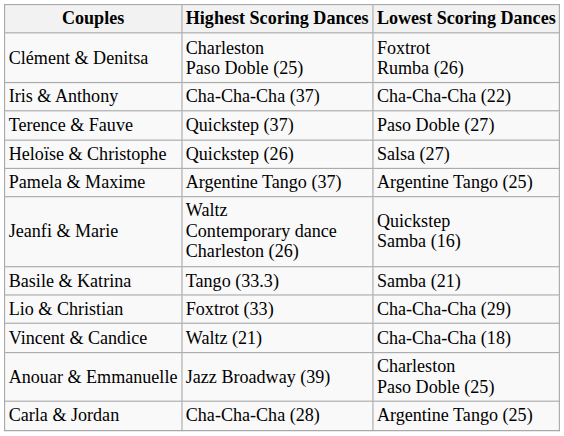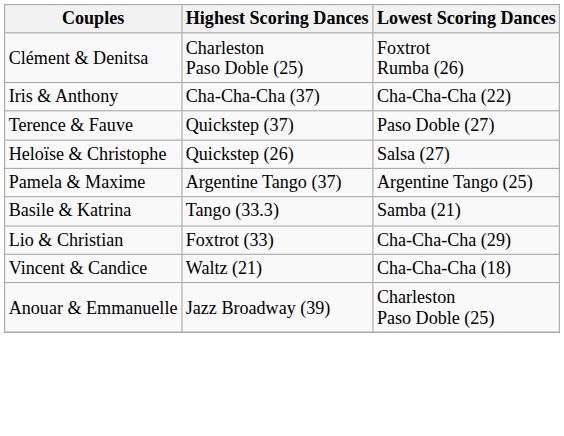- row: (63, 231)
- row: (64, 415)
